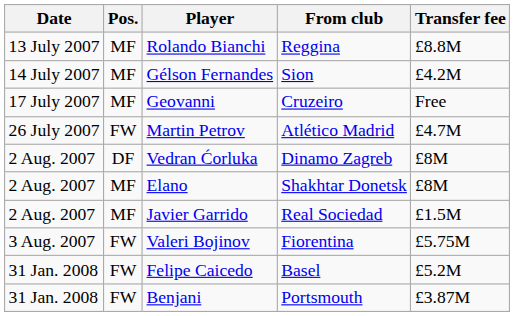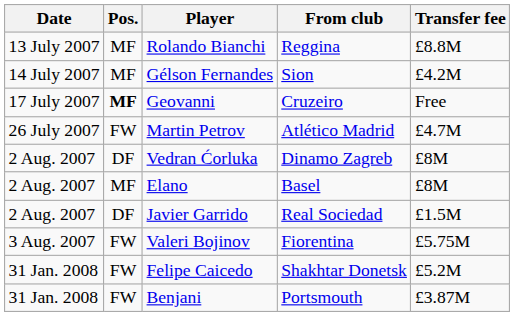(123, 102) normal -> (123, 102) bold
(344, 185) Shakhtar Donetsk -> (301, 185) Basel
(123, 213) MF -> (123, 213) DF
(301, 269) Basel -> (344, 269) Shakhtar Donetsk
